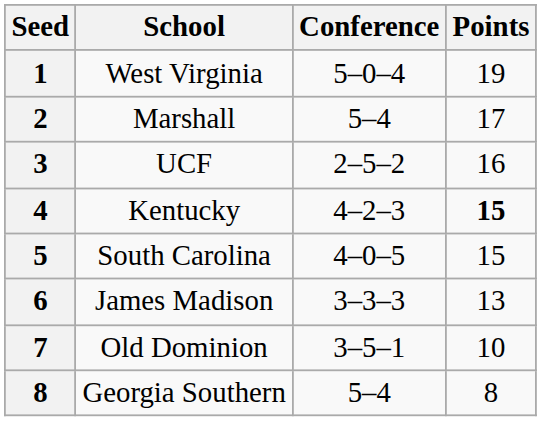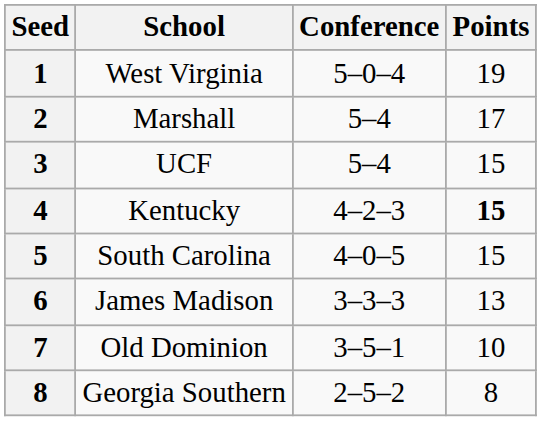(369, 164) 2–5–2 -> (369, 164) 5–4
(491, 164) 16 -> (491, 164) 15
(369, 392) 5–4 -> (369, 392) 2–5–2
